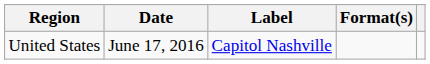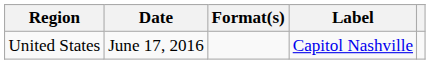columns swapped: (376, 18) <-> (272, 18)
